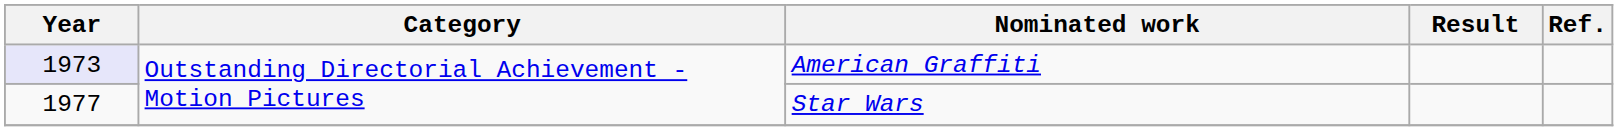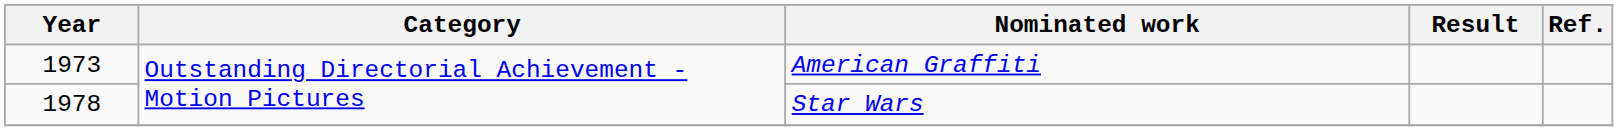(72, 65) lavender background -> (72, 65) no background
(72, 105) 1977 -> (72, 105) 1978
